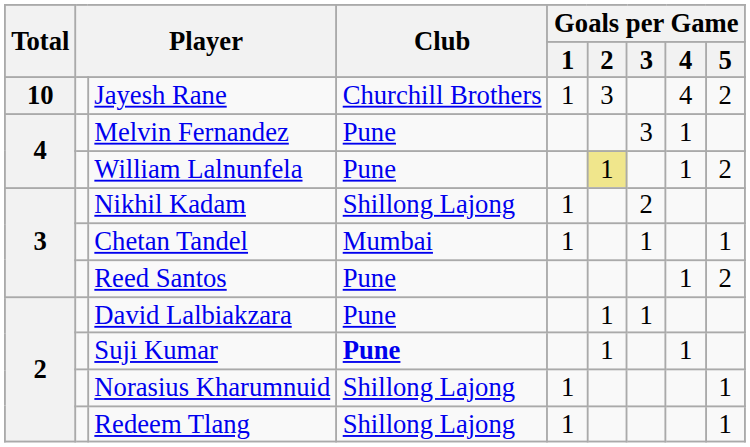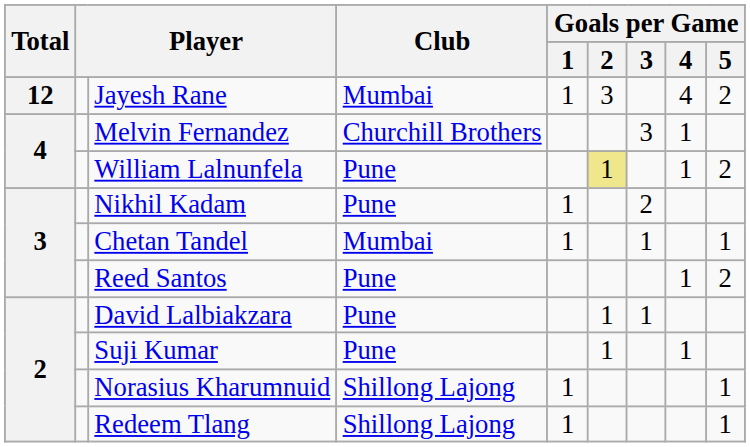(40, 96) 10 -> (40, 96) 12
(442, 96) Churchill Brothers -> (388, 96) Mumbai
(369, 132) Pune -> (442, 132) Churchill Brothers
(429, 205) Shillong Lajong -> (369, 205) Pune
(372, 351) bold -> (369, 351) normal
